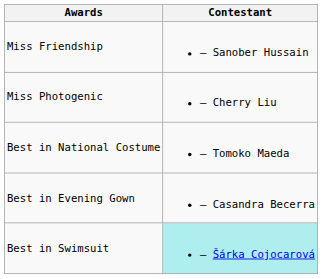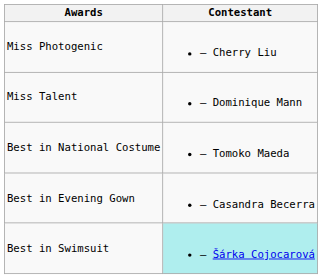- row: (55, 47)
+ row: (42, 98)
